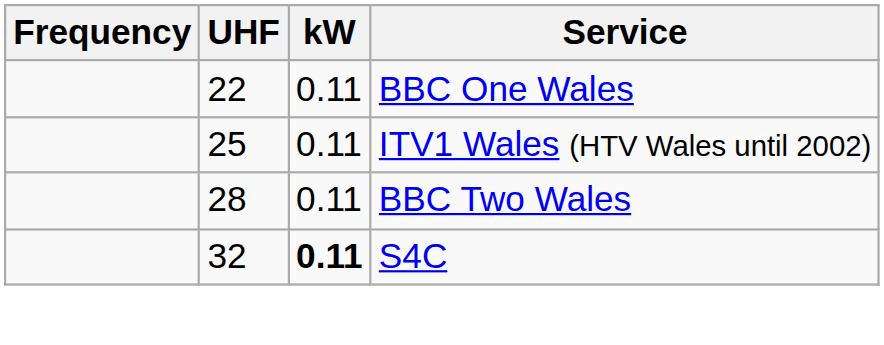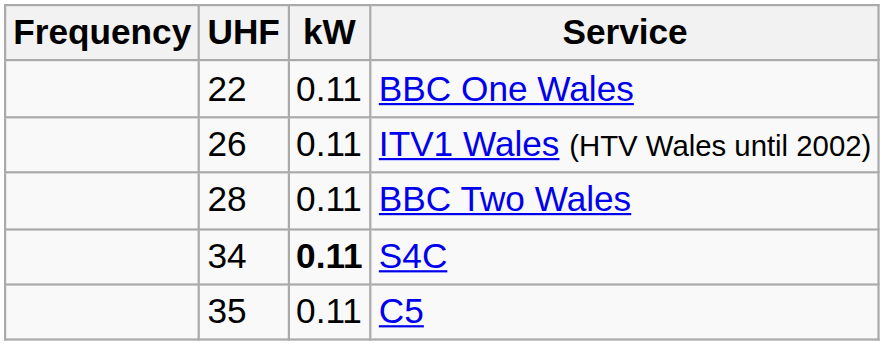(227, 144) 25 -> (227, 144) 26
(227, 255) 32 -> (227, 255) 34
+ row: (401, 311)
